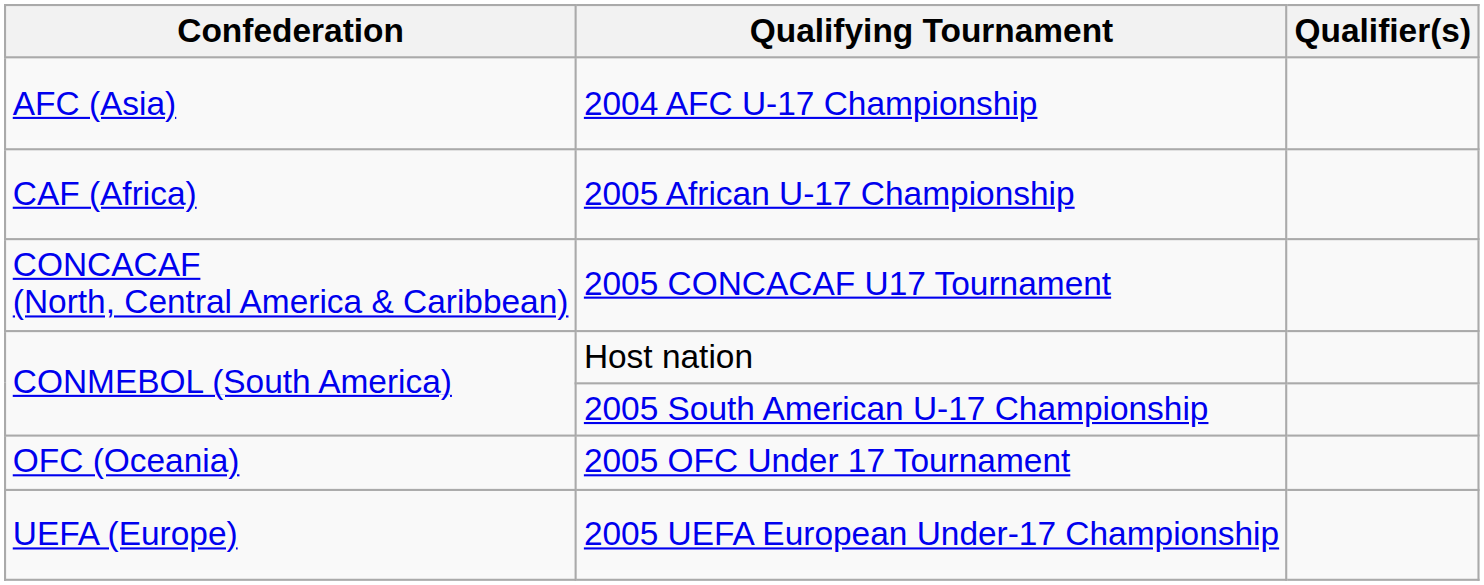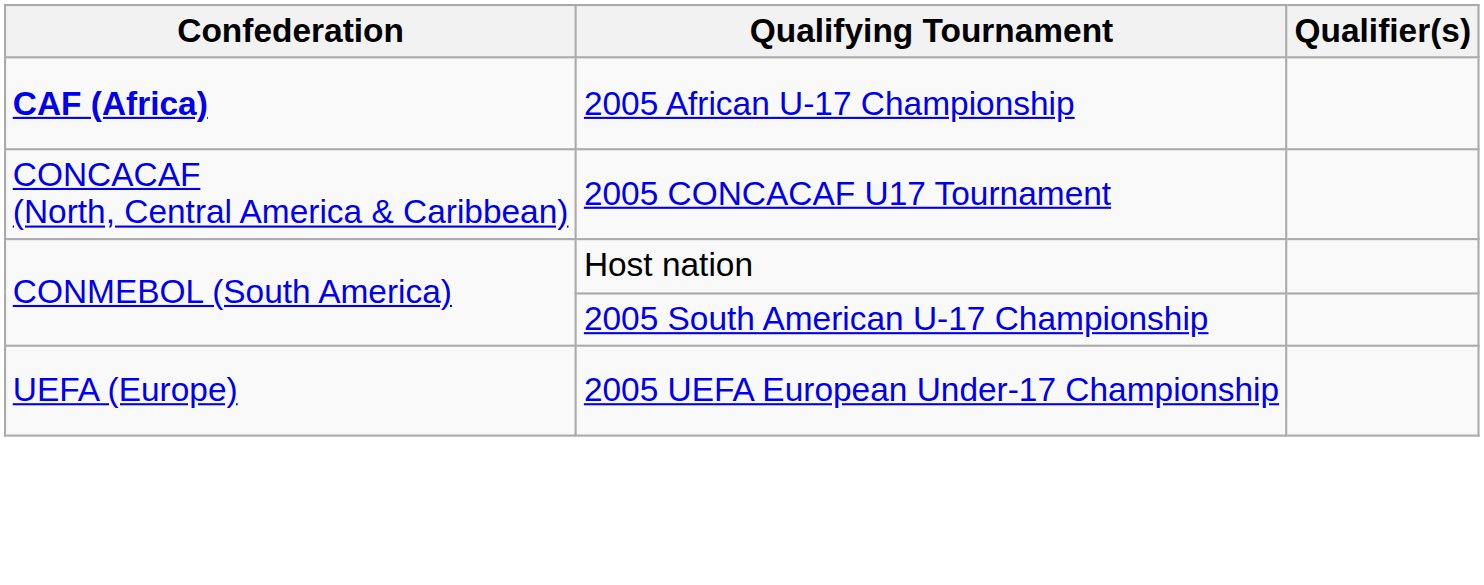- row: (811, 102)
(105, 193) normal -> (110, 102) bold
- row: (827, 462)
